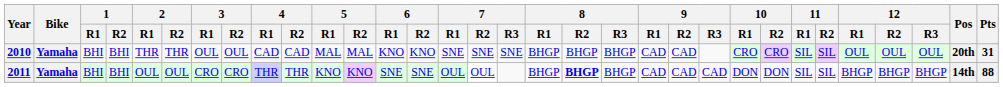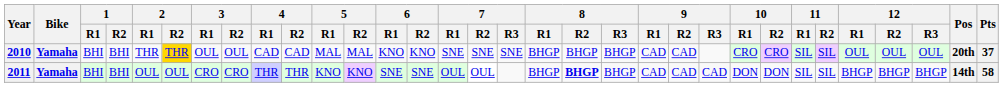(177, 53) no background -> (177, 53) gold background
(988, 53) 31 -> (988, 53) 37
(988, 73) 88 -> (988, 73) 58
